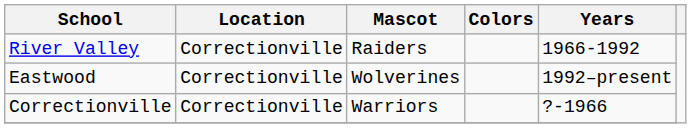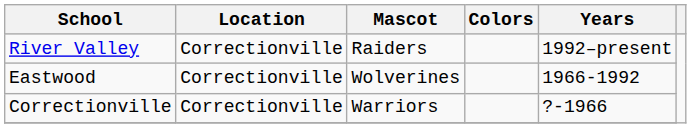(591, 49) 1966-1992 -> (607, 49) 1992–present
(607, 78) 1992–present -> (591, 78) 1966-1992
